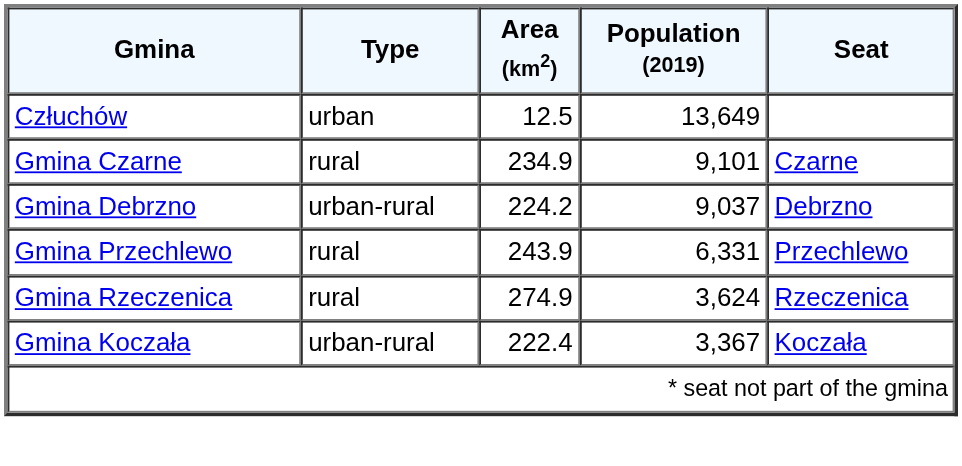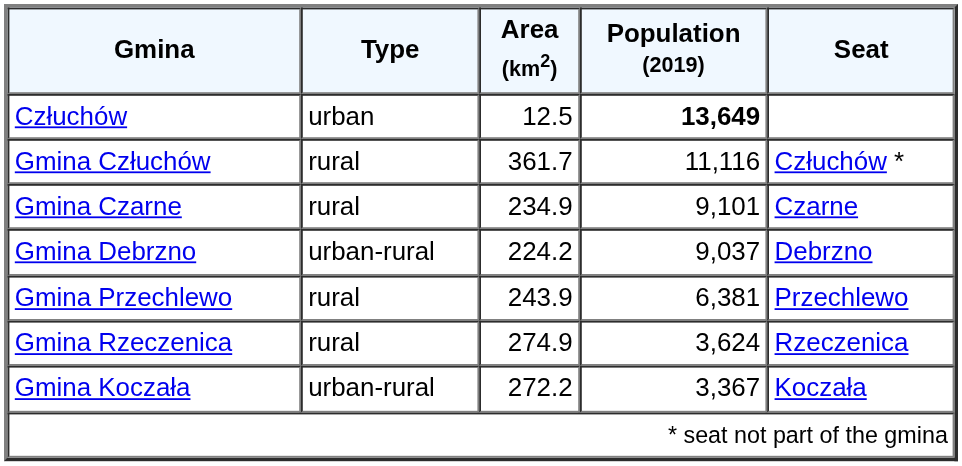(721, 115) normal -> (721, 115) bold
+ row: (113, 160)
(728, 251) 6,331 -> (728, 297) 6,381
(540, 342) 222.4 -> (540, 388) 272.2
